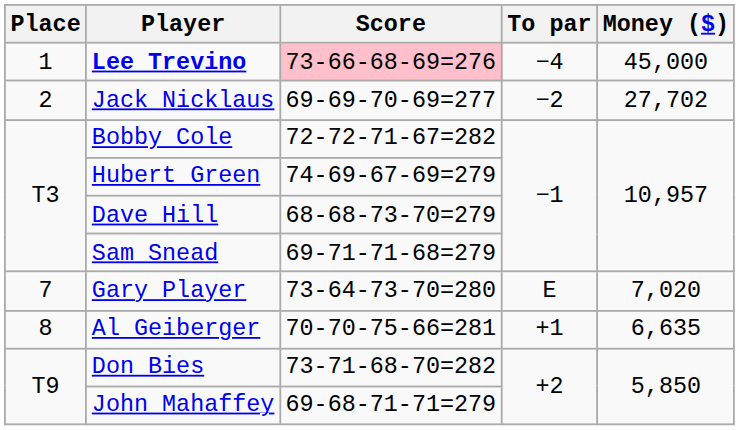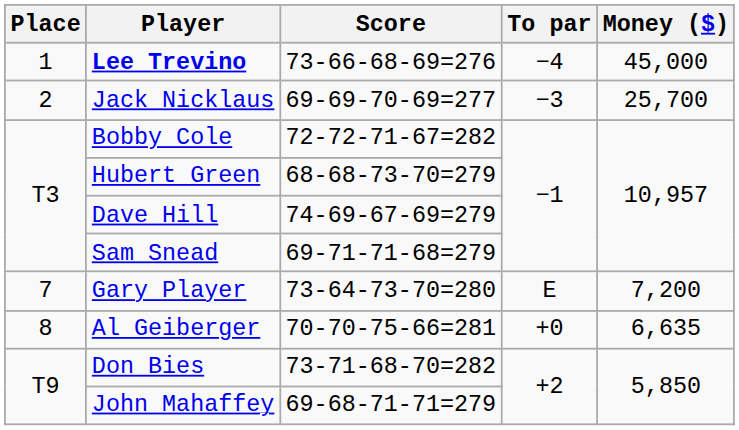(391, 62) pink background -> (391, 62) no background
(549, 100) −2 -> (549, 100) −3
(666, 100) 27,702 -> (666, 100) 25,700
(391, 177) 74-69-67-69=279 -> (391, 177) 68-68-73-70=279
(391, 215) 68-68-73-70=279 -> (391, 215) 74-69-67-69=279
(666, 291) 7,020 -> (666, 291) 7,200
(549, 329) +1 -> (549, 329) +0
